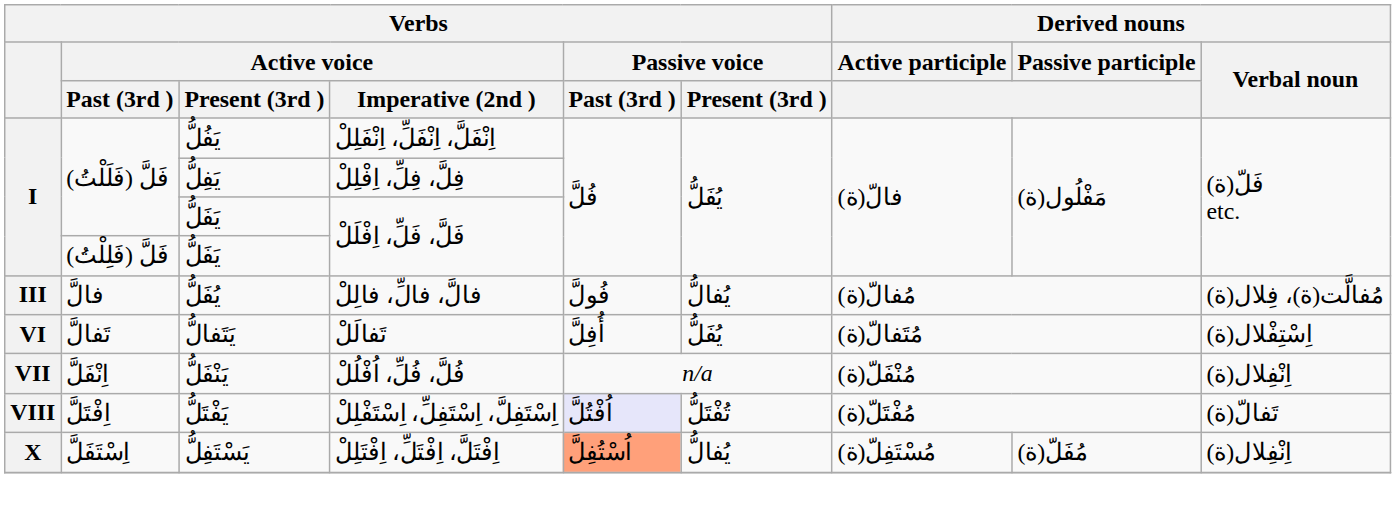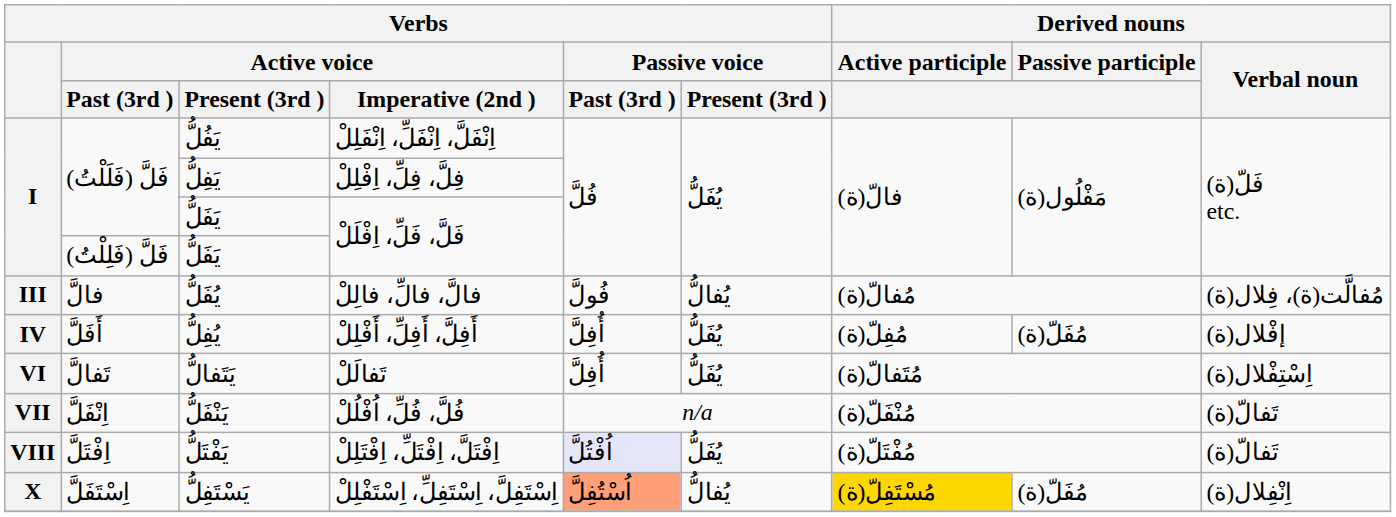+ row: (84, 334)
(1249, 374) اِنْفِلال(ة) -> (1242, 413) تَفالّ(ة)
(446, 413) اِسْتَفِلَّ، اِسْتَفِلِّ، اِسْتَفْلِلْ -> (417, 452) اِفْتَلَّ، اِفْتَلِّ، اِفْتَلِلْ
(708, 413) تُفْتَلُّ -> (705, 452) يُفَلُّ
(417, 452) اِفْتَلَّ، اِفْتَلِّ، اِفْتَلِلْ -> (446, 492) اِسْتَفِلَّ، اِسْتَفِلِّ، اِسْتَفْلِلْ
(887, 452) no background -> (887, 492) gold background
